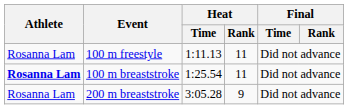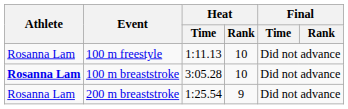(241, 54) 11 -> (241, 54) 10
(203, 74) 1:25.54 -> (203, 74) 3:05.28
(241, 74) 11 -> (241, 74) 10
(203, 94) 3:05.28 -> (203, 94) 1:25.54
